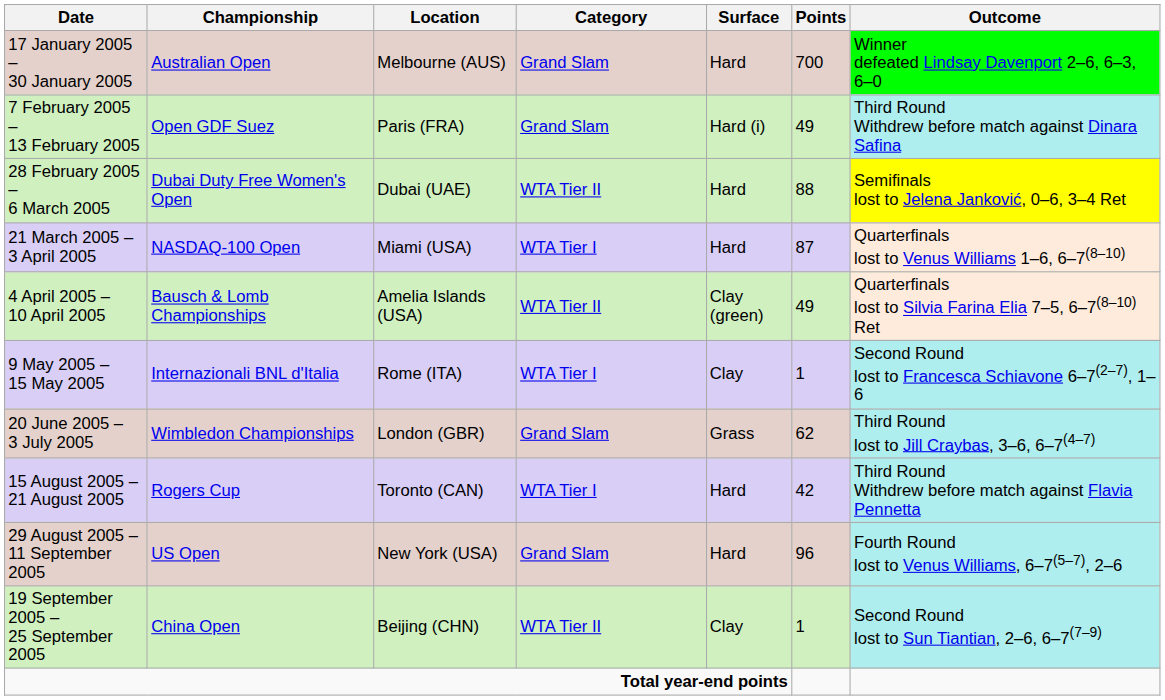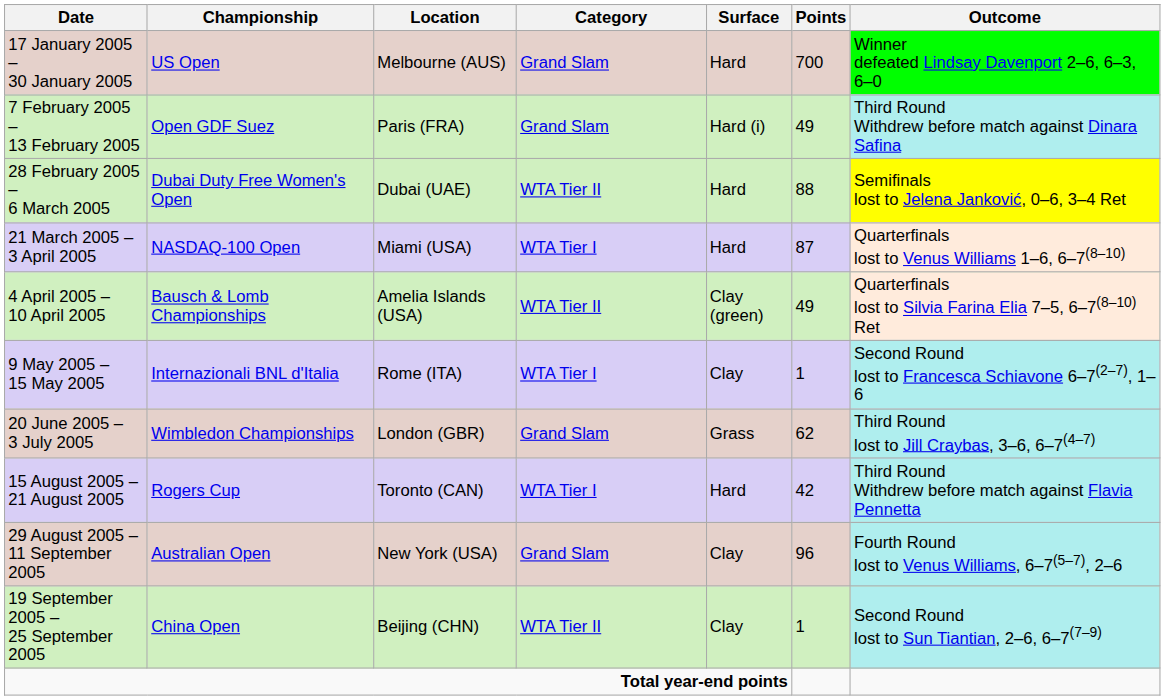(211, 62) Australian Open -> (185, 62) US Open
(185, 554) US Open -> (211, 554) Australian Open
(728, 554) Hard -> (726, 554) Clay
